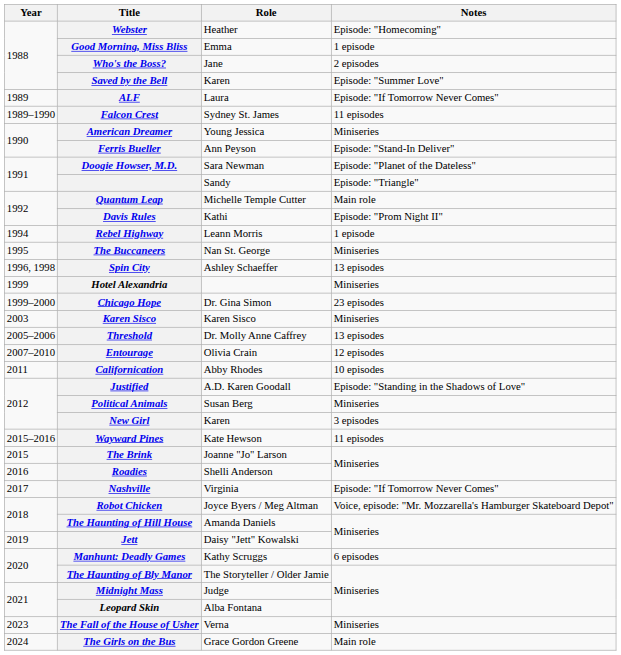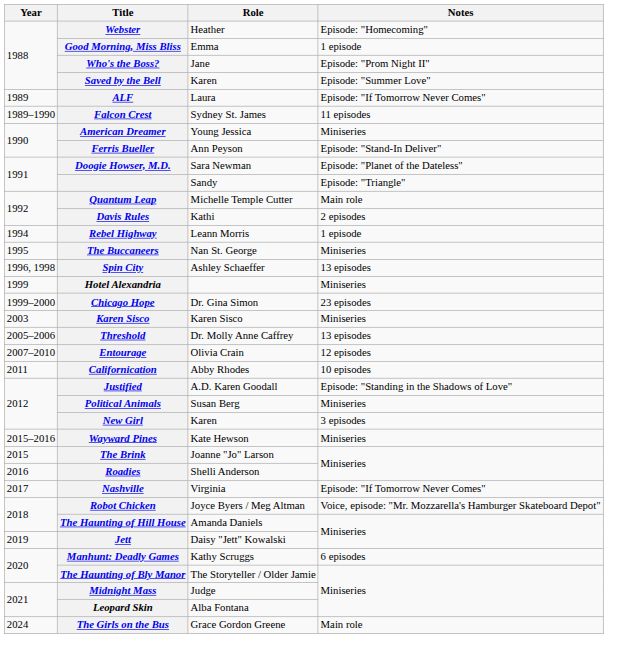(356, 64) 2 episodes -> (375, 64) Episode: "Prom Night II"
(388, 217) Episode: "Prom Night II" -> (343, 217) 2 episodes
(359, 438) 11 episodes -> (343, 438) Miniseries
- row: (129, 625)
